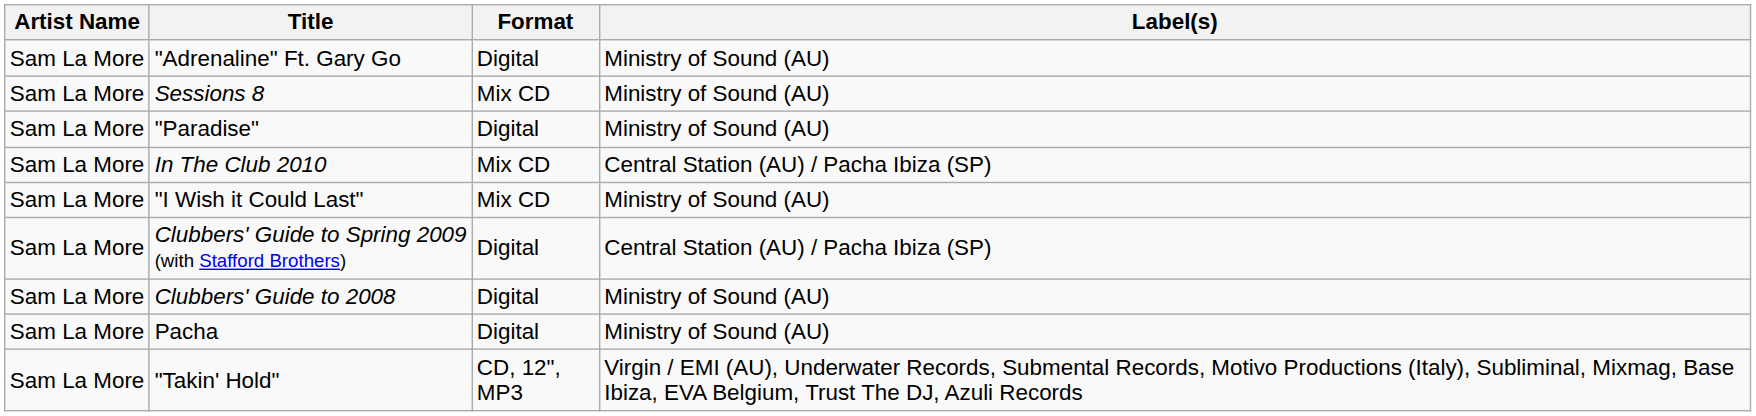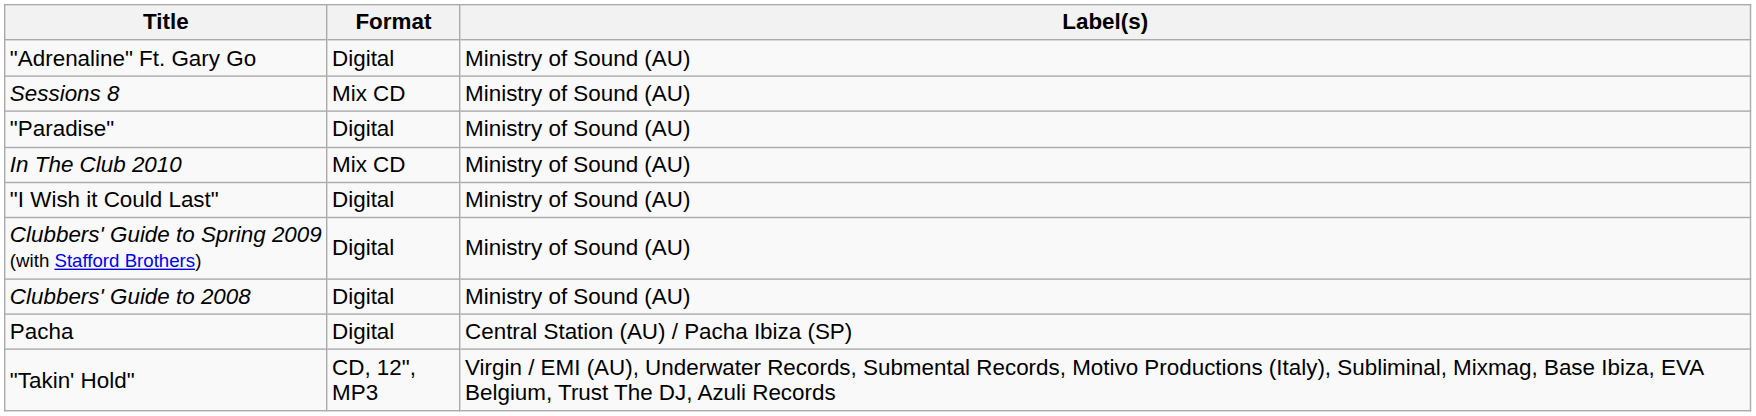- column: (77, 22)
(798, 164) Central Station (AU) / Pacha Ibiza (SP) -> (578, 164) Ministry of Sound (AU)
(514, 199) Mix CD -> (363, 199) Digital
(798, 248) Central Station (AU) / Pacha Ibiza (SP) -> (578, 248) Ministry of Sound (AU)
(717, 331) Ministry of Sound (AU) -> (659, 331) Central Station (AU) / Pacha Ibiza (SP)
